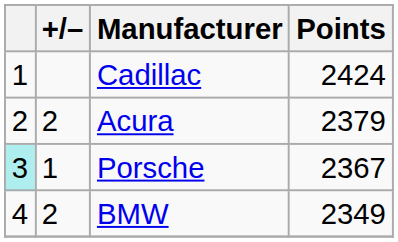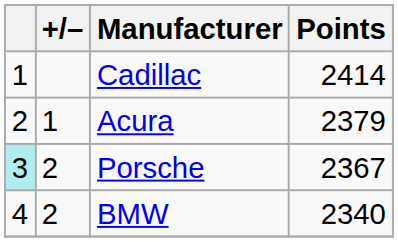(353, 75) 2424 -> (353, 75) 2414
(50, 121) 2 -> (50, 121) 1
(50, 168) 1 -> (50, 168) 2
(353, 214) 2349 -> (353, 214) 2340
